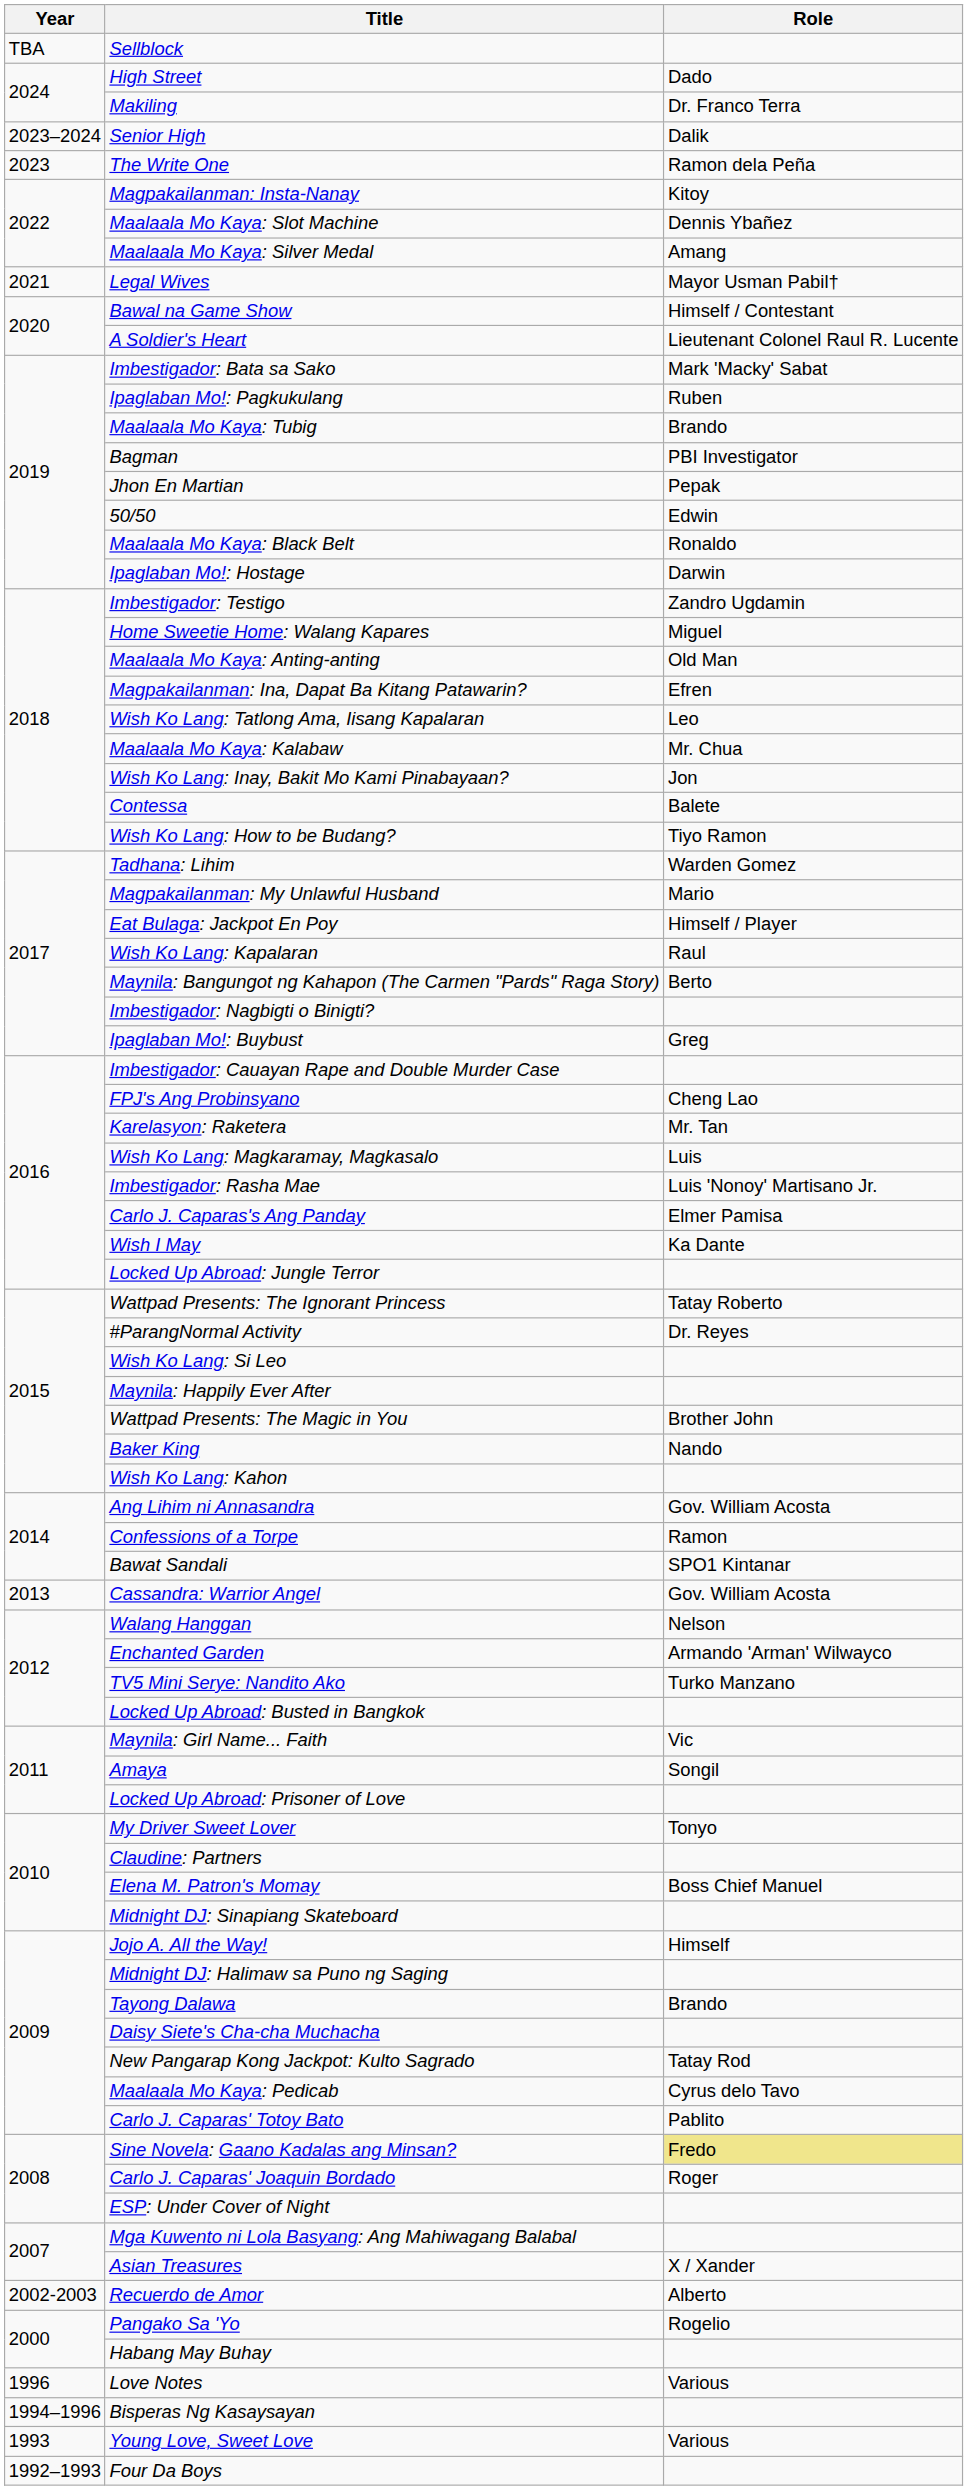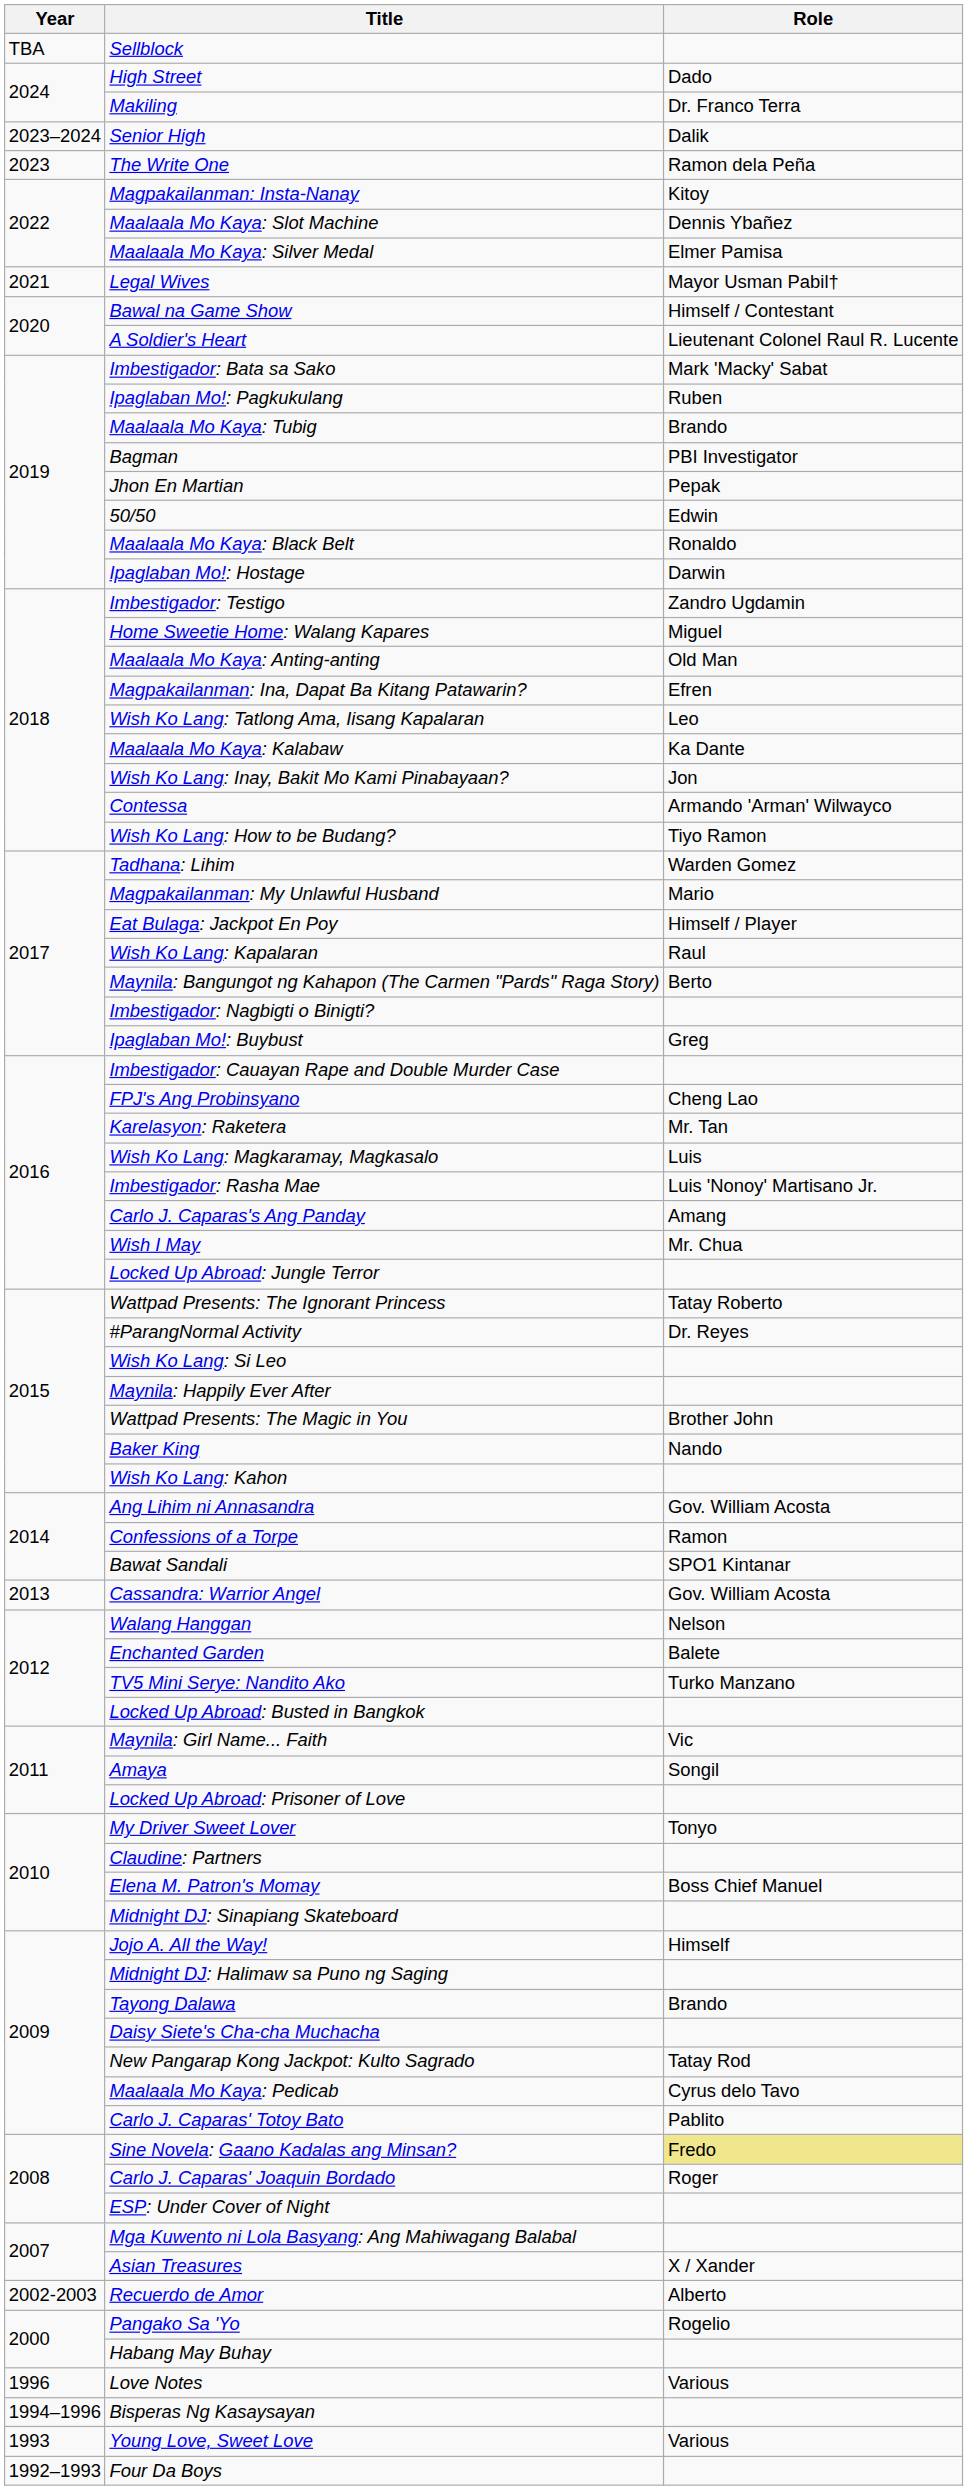(697, 252) Amang -> (725, 252) Elmer Pamisa
(705, 748) Mr. Chua -> (706, 748) Ka Dante
(694, 806) Balete -> (780, 806) Armando 'Arman' Wilwayco
(725, 1215) Elmer Pamisa -> (697, 1215) Amang
(706, 1244) Ka Dante -> (705, 1244) Mr. Chua
(780, 1653) Armando 'Arman' Wilwayco -> (694, 1653) Balete
